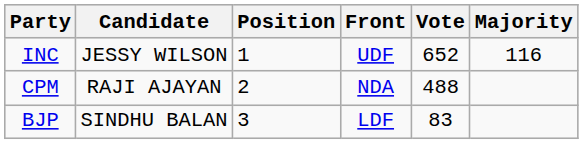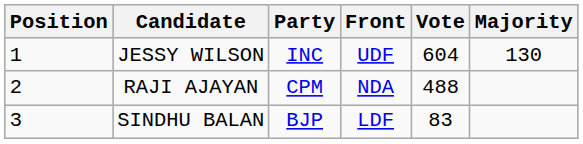columns swapped: (286, 21) <-> (40, 21)
(441, 55) 652 -> (441, 55) 604
(524, 55) 116 -> (524, 55) 130
